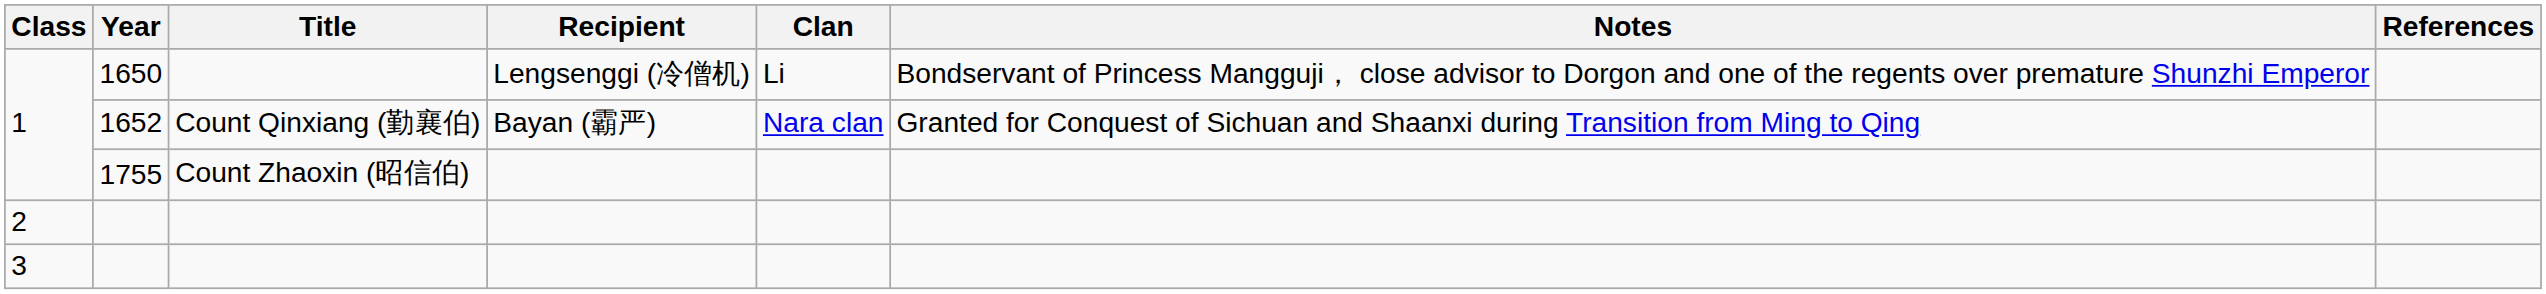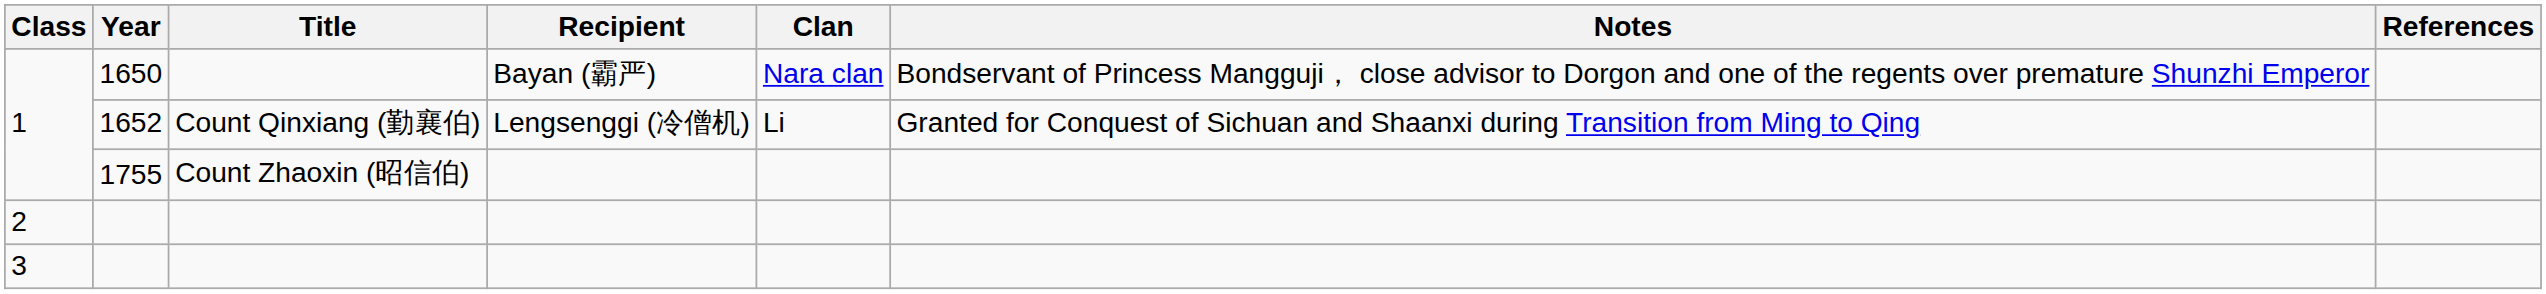(622, 73) Lengsenggi (冷僧机) -> (575, 73) Bayan (霸严)
(774, 74) Li -> (823, 74) Nara clan
(575, 123) Bayan (霸严) -> (622, 123) Lengsenggi (冷僧机)
(823, 124) Nara clan -> (774, 124) Li
